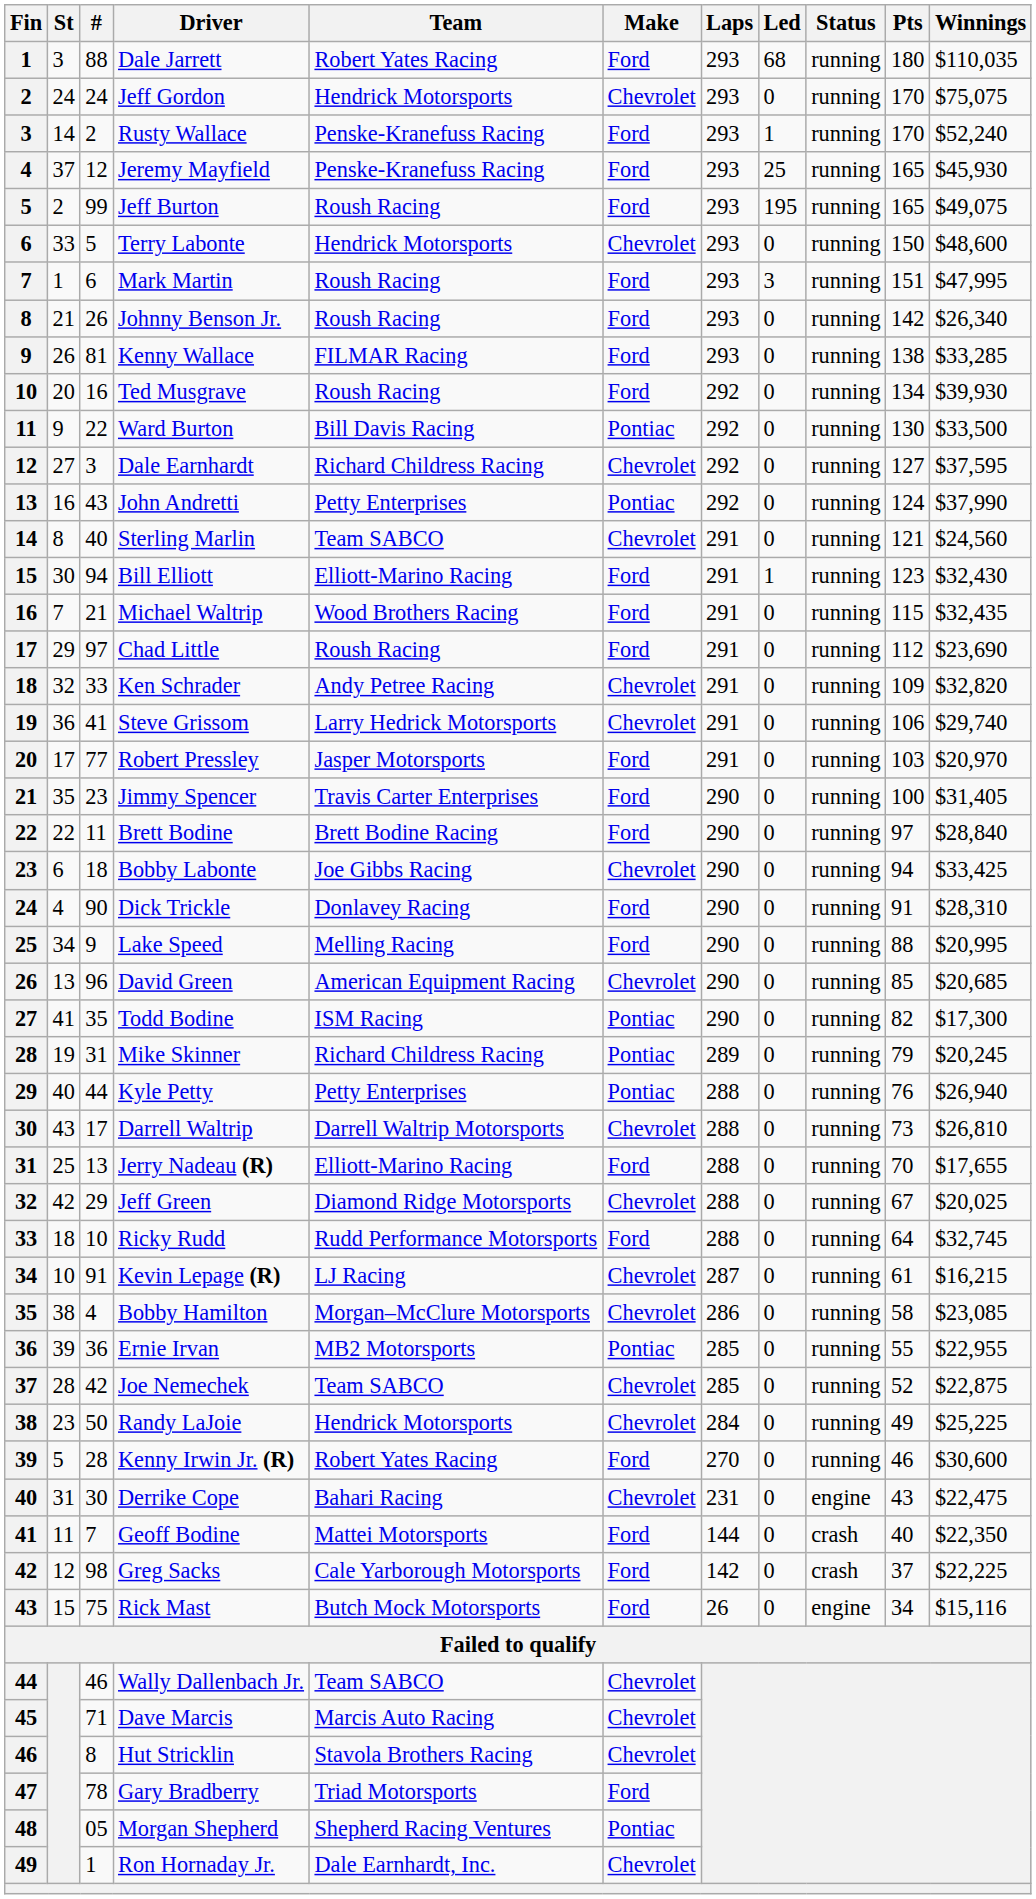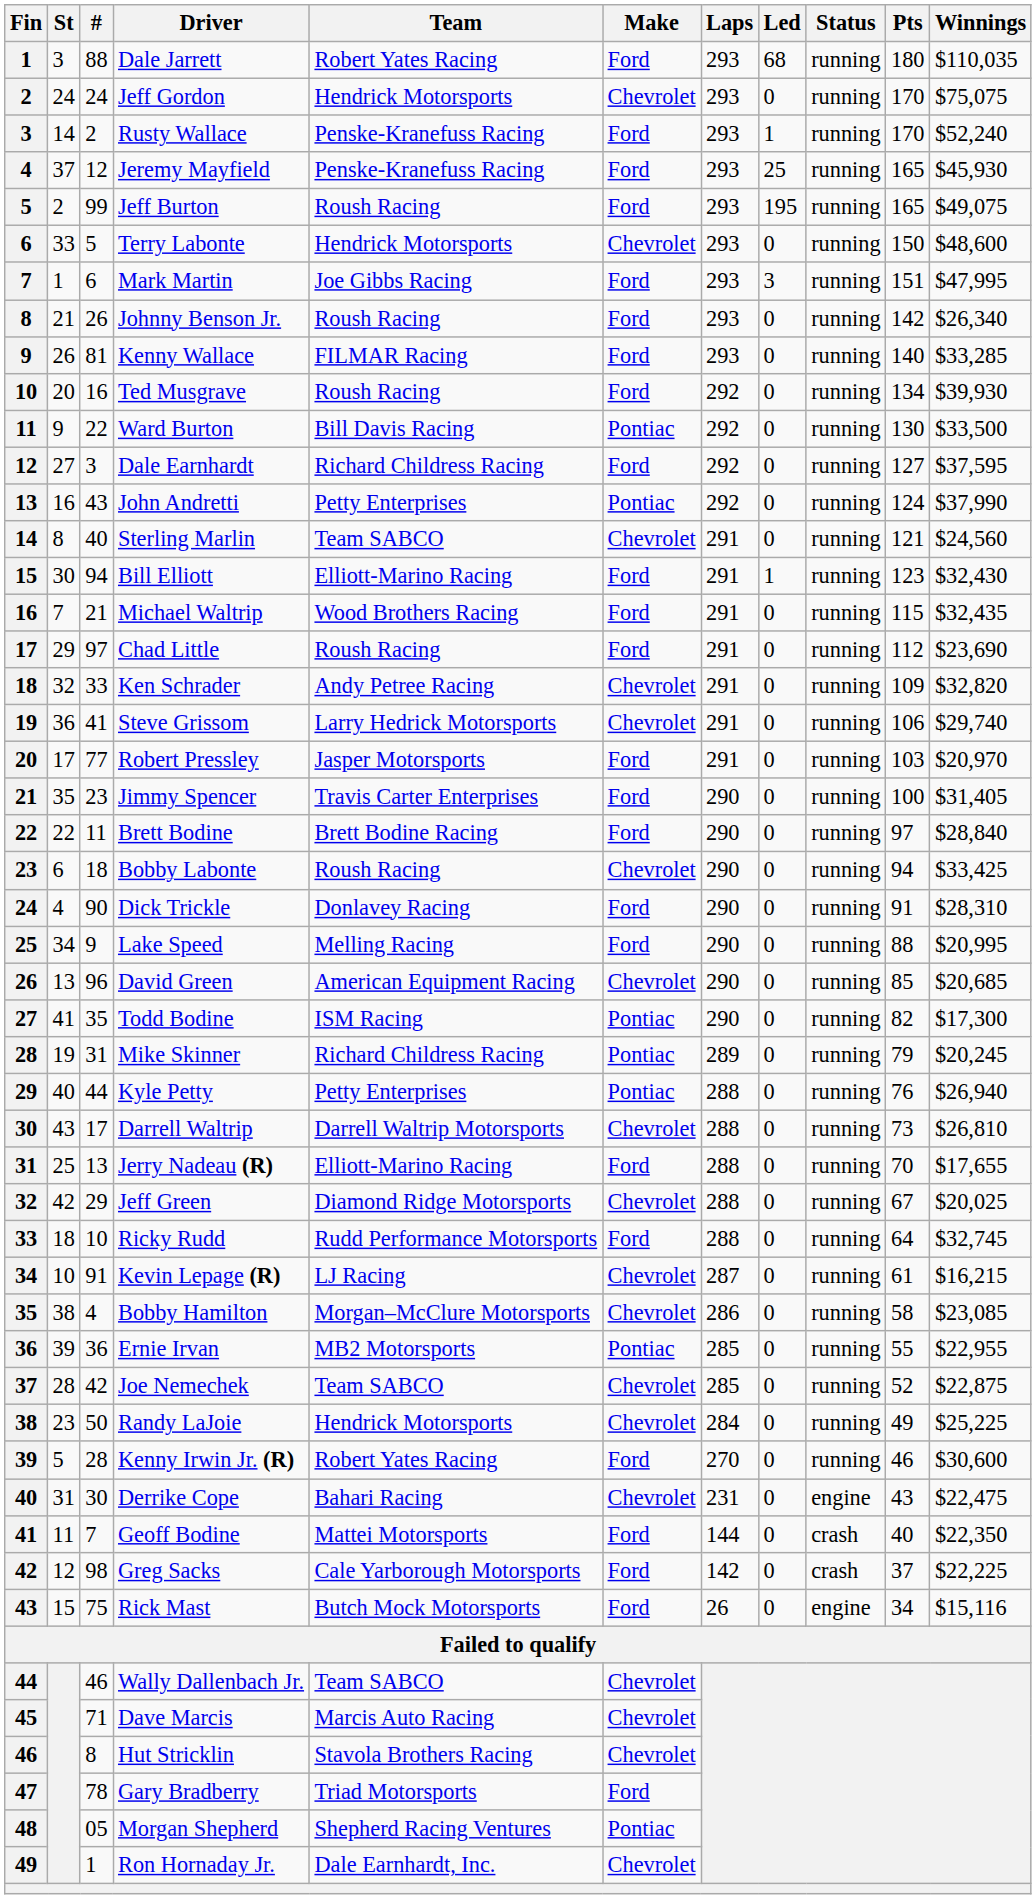(377, 281) Roush Racing -> (393, 281) Joe Gibbs Racing
(908, 354) 138 -> (908, 354) 140
(652, 465) Chevrolet -> (629, 465) Ford
(393, 870) Joe Gibbs Racing -> (377, 870) Roush Racing
